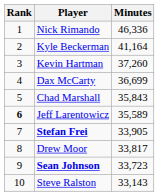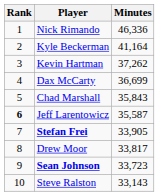(133, 64) 37,260 -> (133, 64) 37,262
(133, 115) 35,589 -> (133, 115) 35,587
